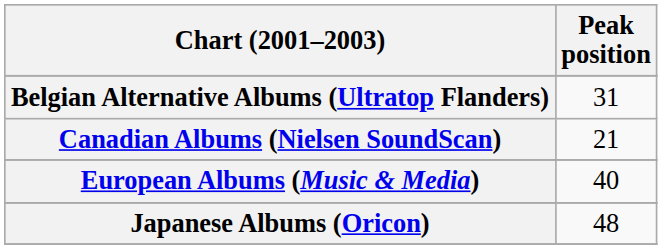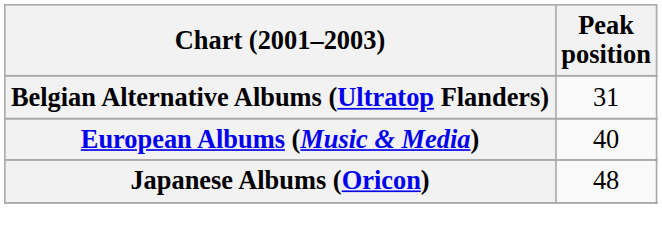- row: (280, 138)
